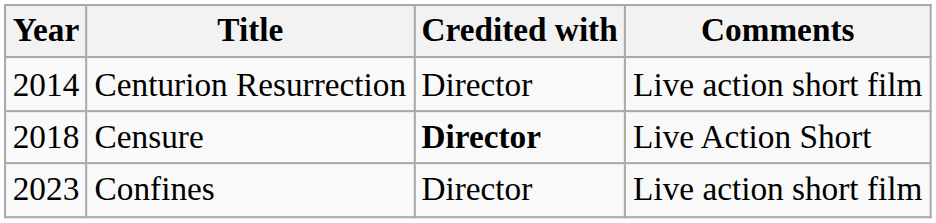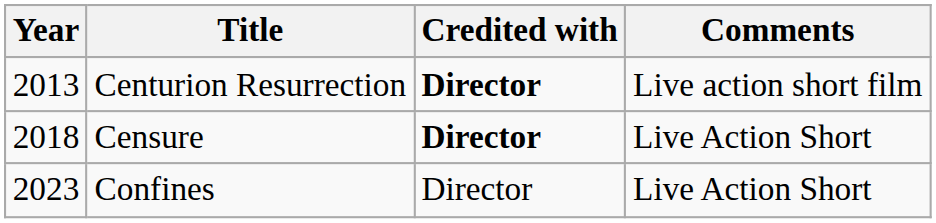(46, 83) 2014 -> (46, 83) 2013
(477, 83) normal -> (481, 83) bold
(778, 189) Live action short film -> (752, 189) Live Action Short
